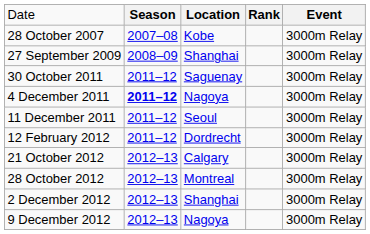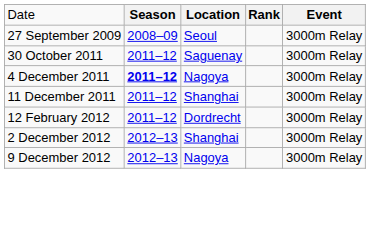- row: (56, 36)
(211, 56) Shanghai -> (200, 36) Seoul
(200, 117) Seoul -> (211, 97) Shanghai
- row: (56, 158)
- row: (56, 179)
